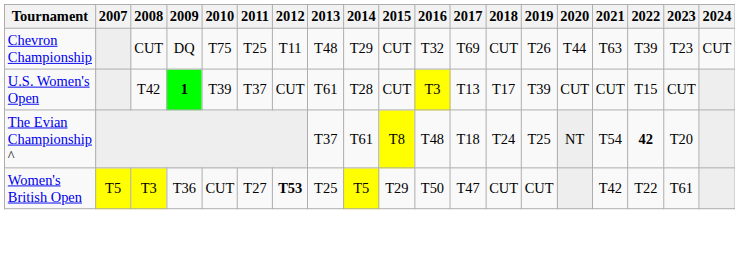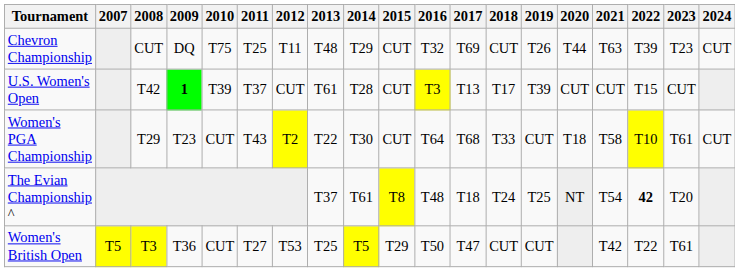+ row: (50, 139)
(290, 188) bold -> (290, 246) normal
